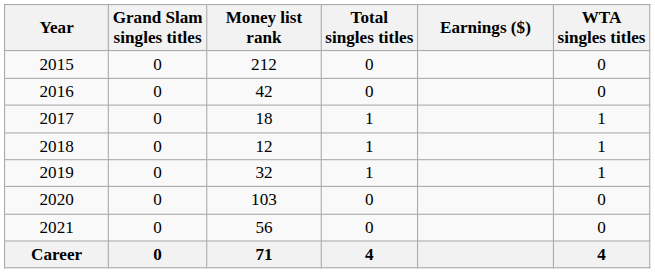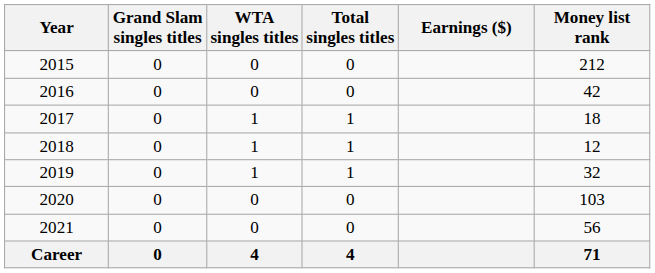columns swapped: (601, 27) <-> (264, 27)
